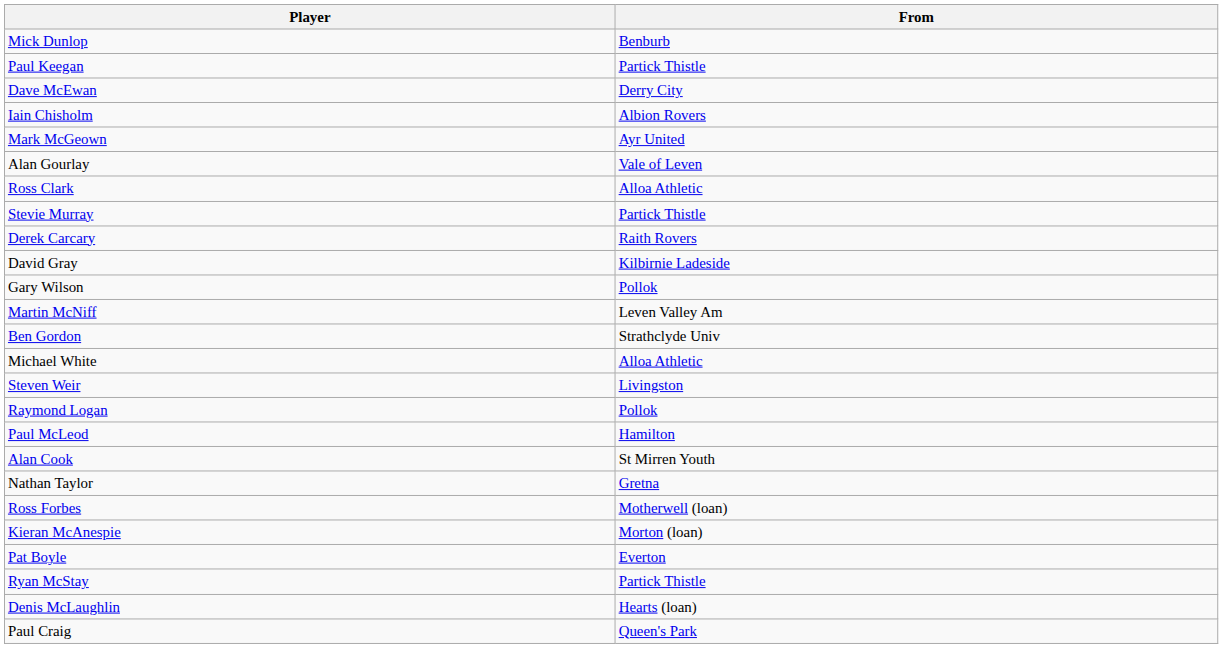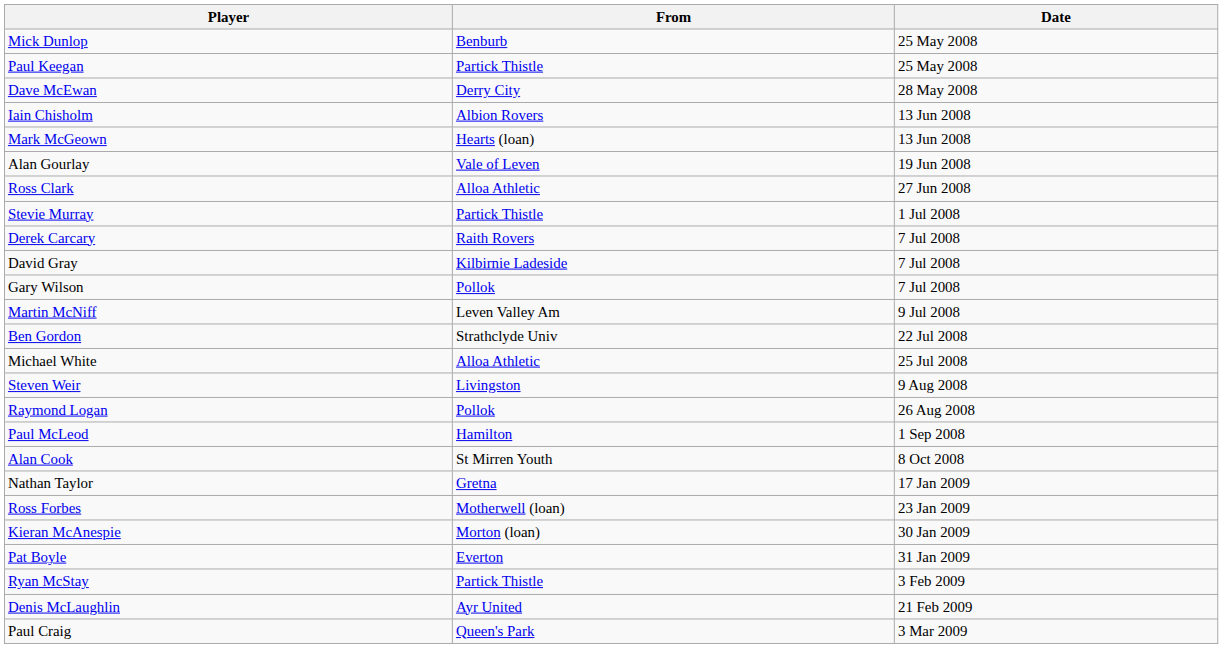+ column: (1056, 16)
(652, 139) Ayr United -> (495, 139) Hearts (loan)
(658, 606) Hearts (loan) -> (489, 606) Ayr United
